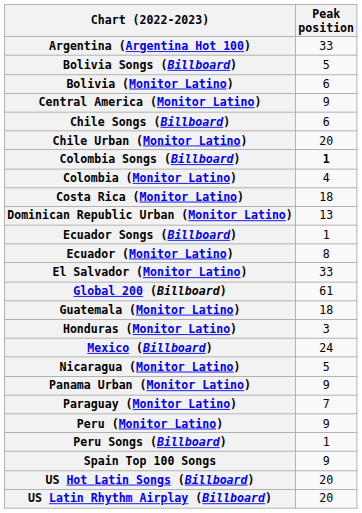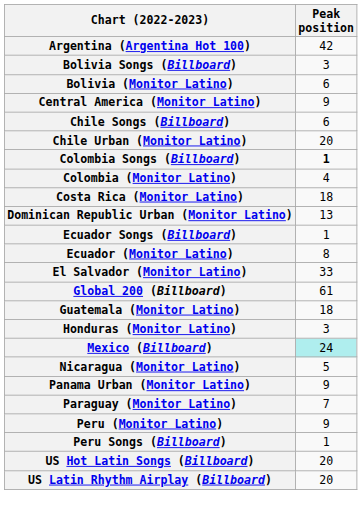(326, 46) 33 -> (326, 46) 42
(326, 65) 5 -> (326, 65) 3
(326, 348) no background -> (326, 348) paleturquoise background
- row: (150, 461)
